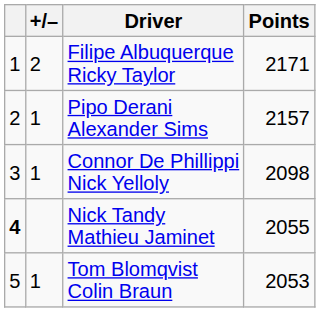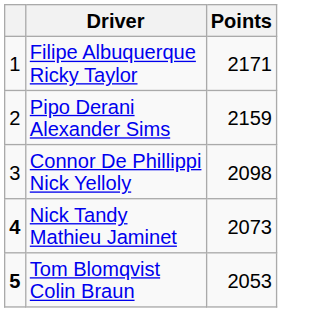- column: (44, 21)
(287, 118) 2157 -> (250, 118) 2159
(287, 226) 2055 -> (250, 226) 2073
(15, 281) normal -> (15, 281) bold
